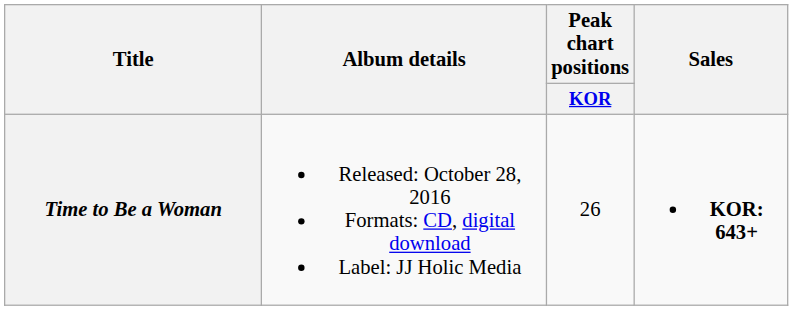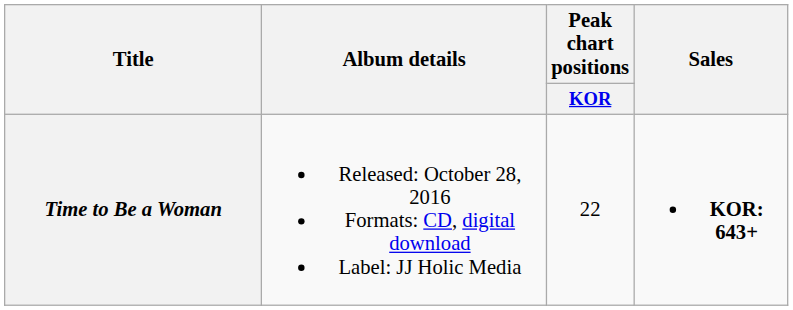(590, 209) 26 -> (590, 209) 22
